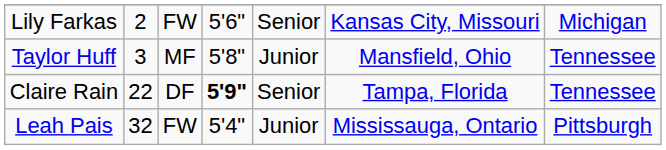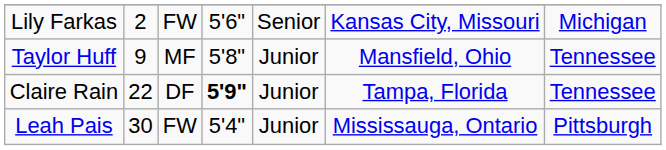(140, 56) 3 -> (140, 56) 9
(289, 91) Senior -> (289, 91) Junior
(140, 126) 32 -> (140, 126) 30
